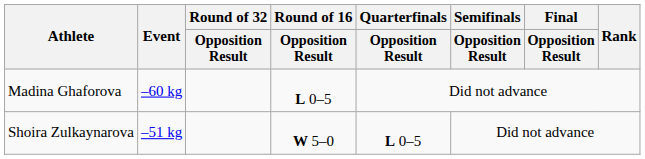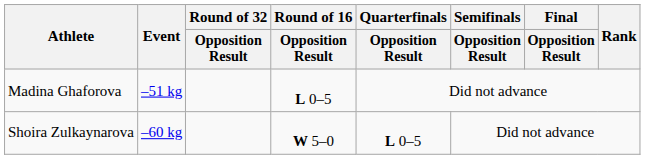(162, 90) –60 kg -> (162, 90) –51 kg
(162, 133) –51 kg -> (162, 133) –60 kg
